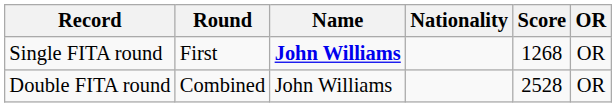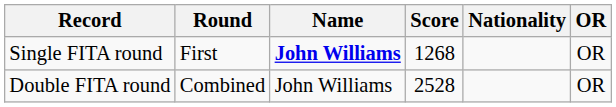columns swapped: (459, 20) <-> (542, 20)
